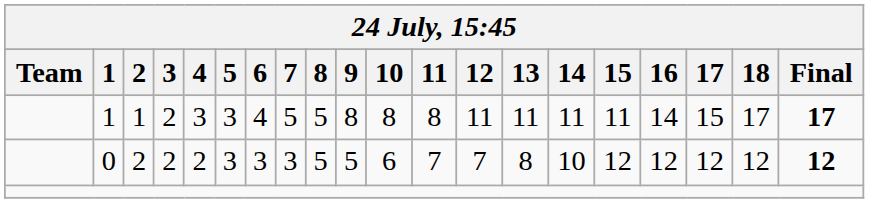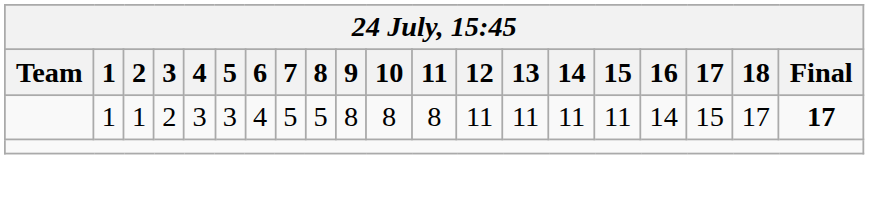- row: (109, 161)
